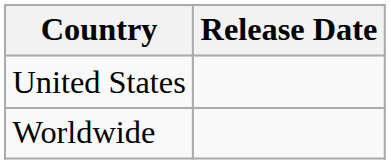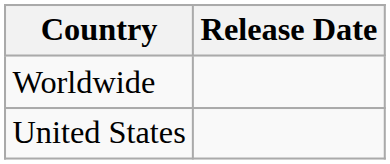rows swapped: (84, 132) <-> (99, 81)
